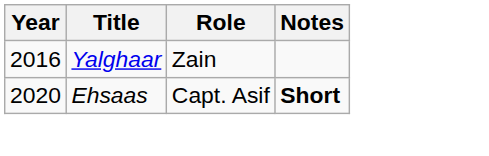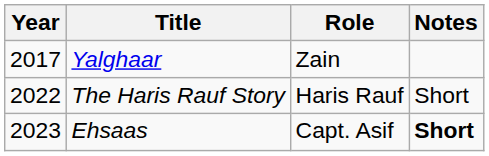(35, 58) 2016 -> (35, 58) 2017
+ row: (178, 95)
(35, 95) 2020 -> (35, 131) 2023
